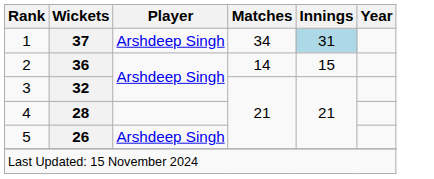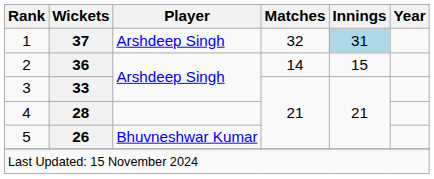(262, 40) 34 -> (295, 40) 32
(81, 88) 32 -> (81, 88) 33
(171, 137) Arshdeep Singh -> (187, 137) Bhuvneshwar Kumar
